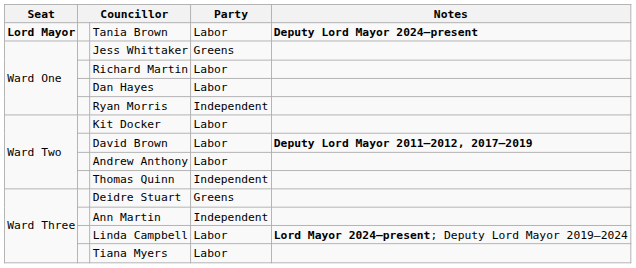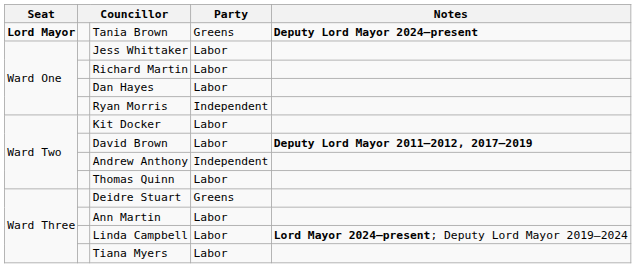(211, 32) Labor -> (214, 32) Greens
(214, 51) Greens -> (211, 51) Labor
(211, 161) Labor -> (231, 161) Independent
(231, 180) Independent -> (211, 180) Labor
(231, 216) Independent -> (211, 216) Labor
